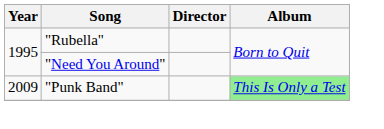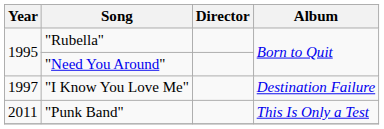+ row: (117, 87)
(23, 87) 2009 -> (23, 111) 2011
(289, 87) lightgreen background -> (313, 111) no background
